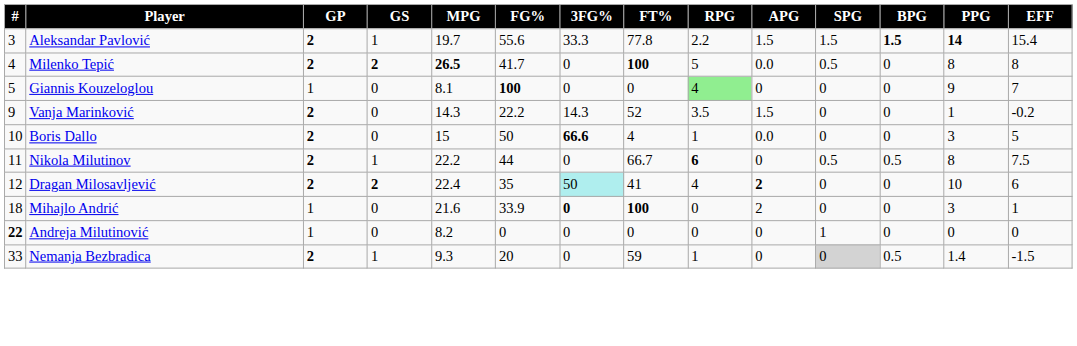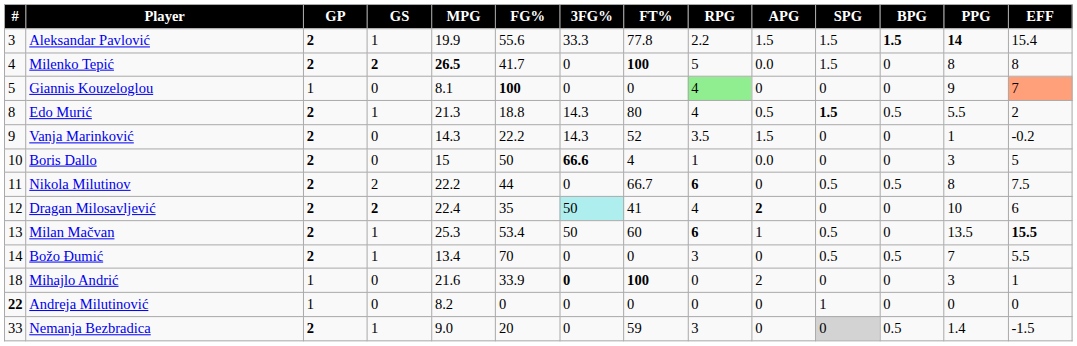(448, 40) 19.7 -> (448, 40) 19.9
(828, 64) 0.5 -> (828, 64) 1.5
(1015, 88) no background -> (1015, 88) lightsalmon background
+ row: (61, 112)
(375, 160) 1 -> (375, 184) 2
+ row: (72, 232)
+ row: (66, 256)
(444, 256) 9.3 -> (444, 328) 9.0
(695, 256) 1 -> (695, 328) 3
